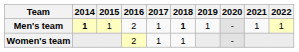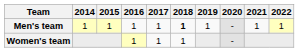(85, 25) bold -> (85, 25) normal
(134, 25) 2 -> (134, 25) 1
(134, 40) 2 -> (134, 40) 1
